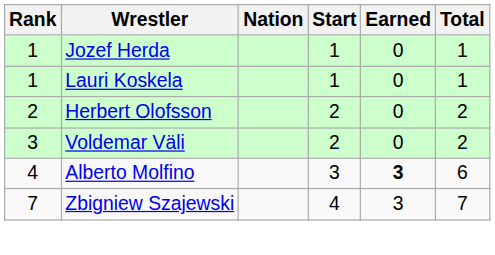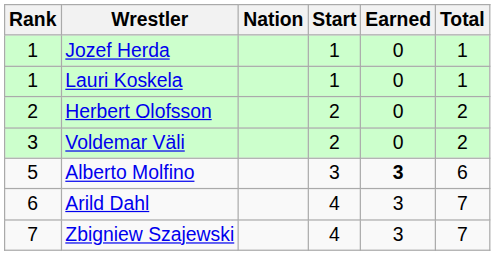(33, 173) 4 -> (33, 173) 5
+ row: (107, 204)
